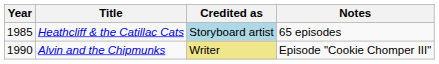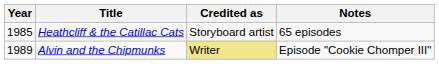(232, 31) lightblue background -> (232, 31) no background
(20, 50) 1990 -> (20, 50) 1989
